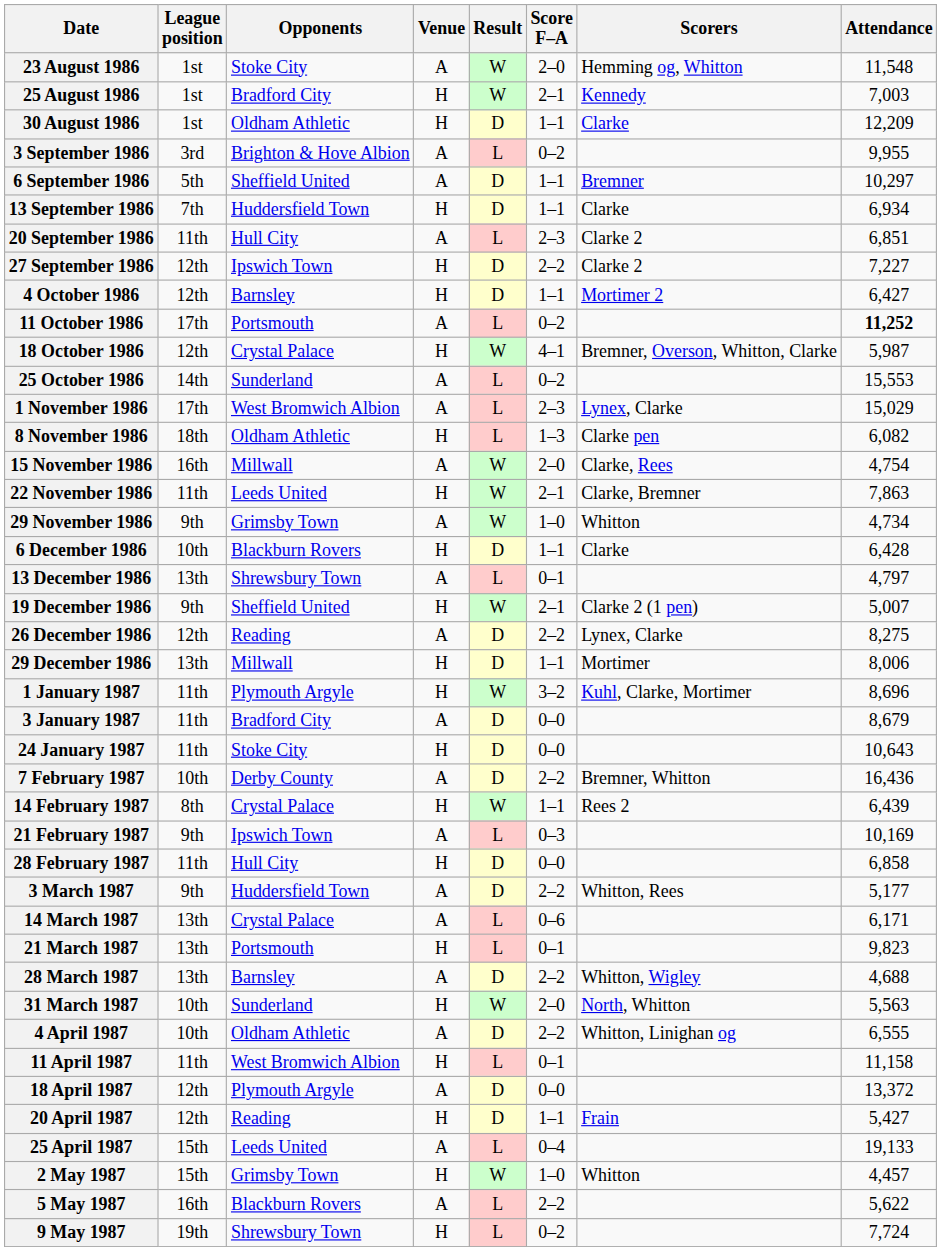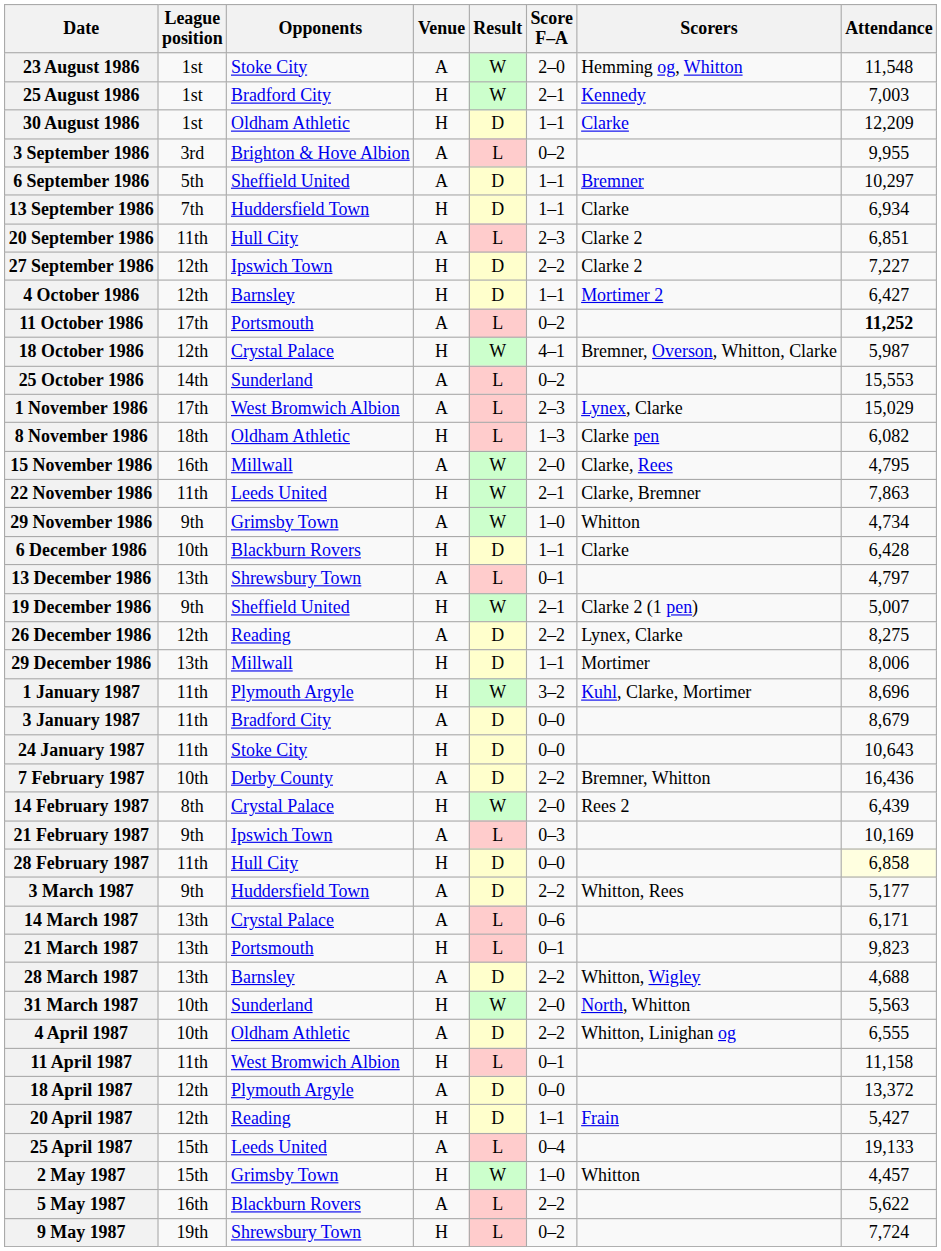(889, 465) 4,754 -> (889, 465) 4,795
(552, 806) 1–1 -> (552, 806) 2–0
(889, 863) no background -> (889, 863) lightyellow background
